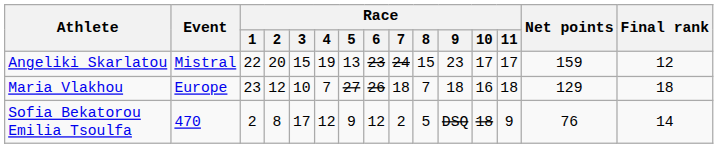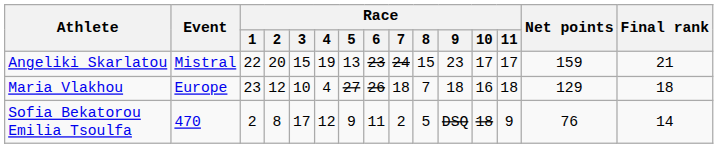(665, 63) 12 -> (665, 63) 21
(327, 88) 7 -> (327, 88) 4
(376, 122) 12 -> (376, 122) 11
